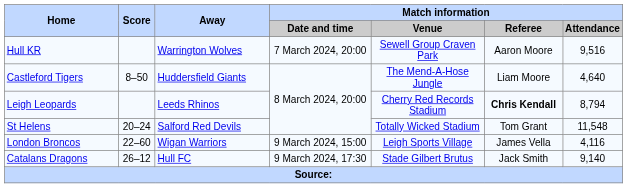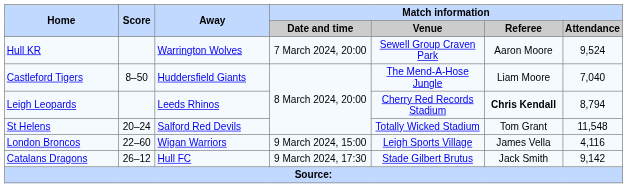(593, 50) 9,516 -> (593, 50) 9,524
(593, 78) 4,640 -> (593, 78) 7,040
(593, 159) 9,140 -> (593, 159) 9,142
